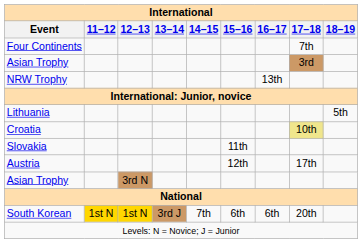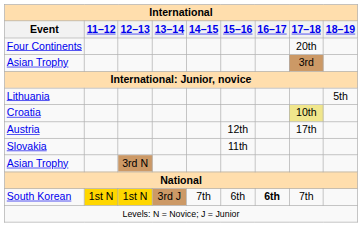(306, 46) 7th -> (306, 46) 20th
- row: (37, 79)
rows swapped: (27, 146) <-> (23, 163)
(272, 213) normal -> (272, 197) bold
(306, 213) 20th -> (306, 197) 7th
